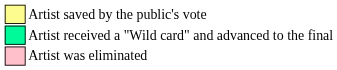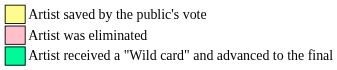rows swapped: (181, 35) <-> (88, 56)
